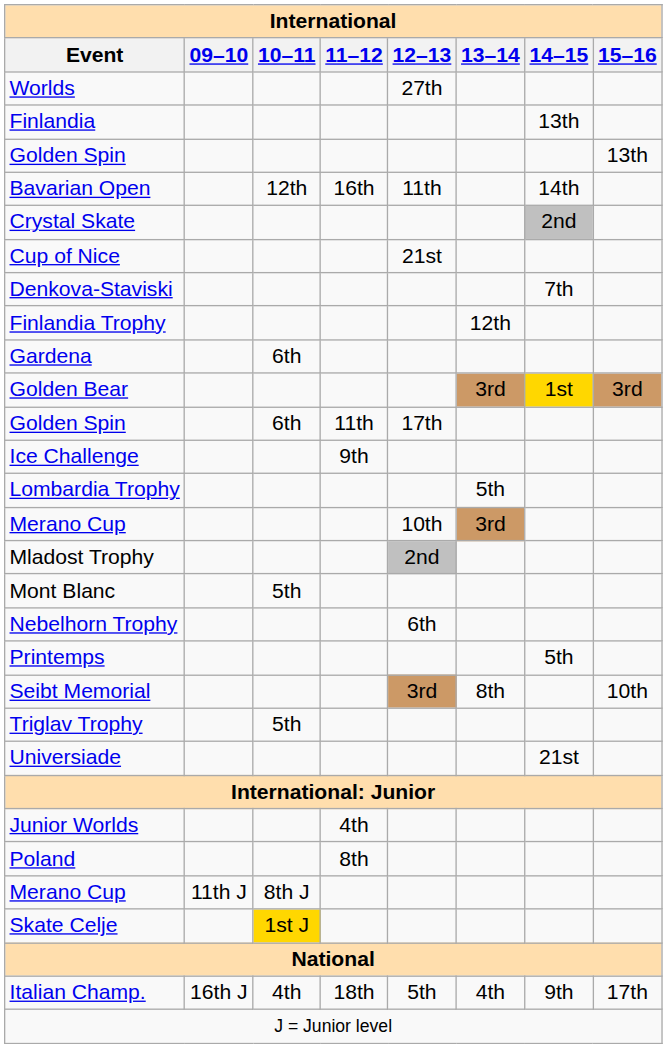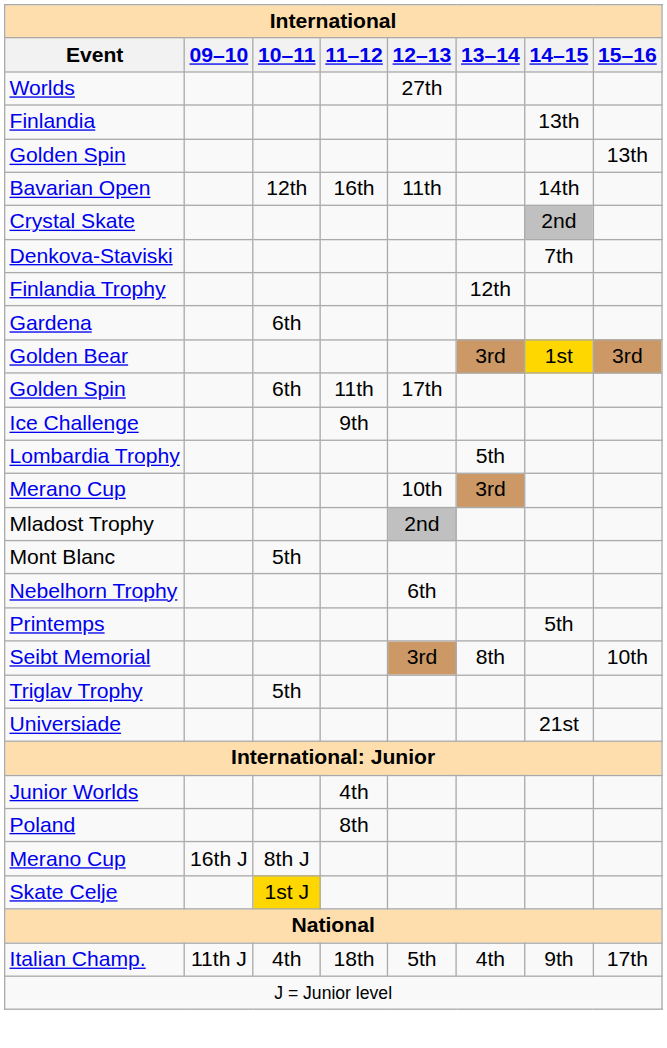- row: (65, 255)
(219, 892) 11th J -> (219, 858) 16th J
(219, 992) 16th J -> (219, 959) 11th J
